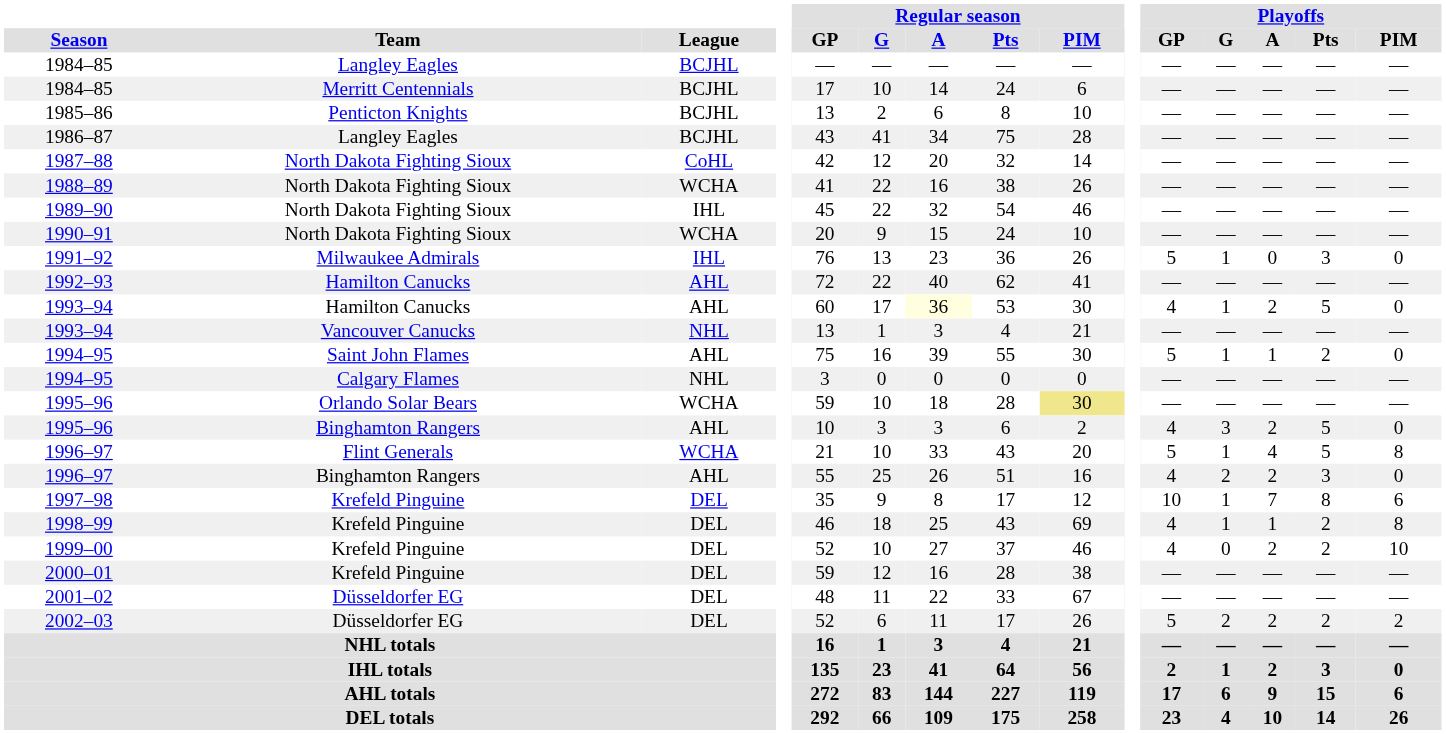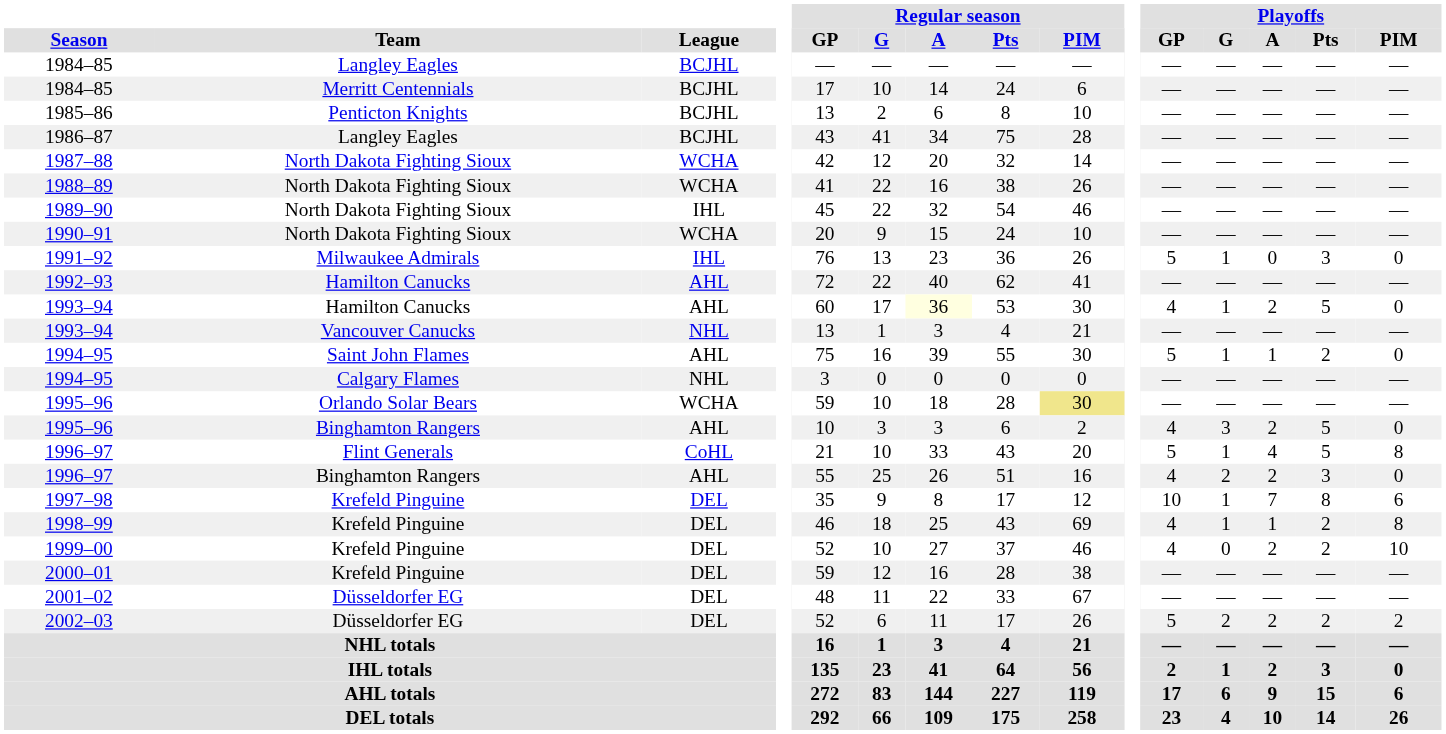(709, 161) CoHL -> (709, 161) WCHA
(709, 451) WCHA -> (709, 451) CoHL
